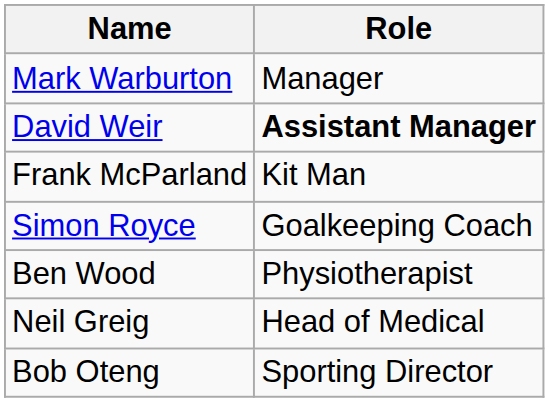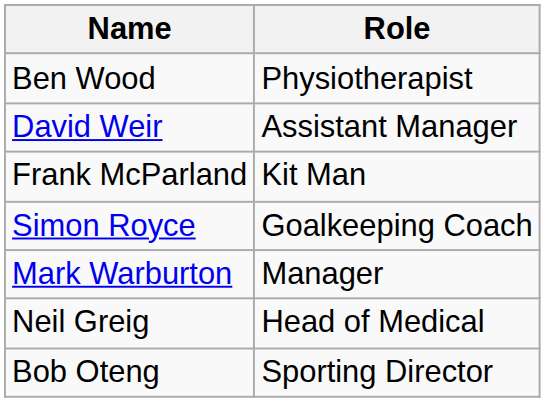rows swapped: (122, 77) <-> (84, 273)
(399, 126) bold -> (389, 126) normal
